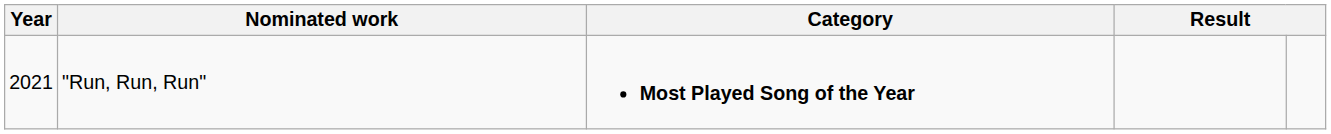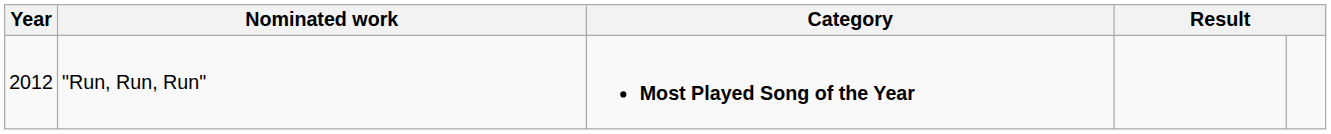(31, 82) 2021 -> (31, 82) 2012
